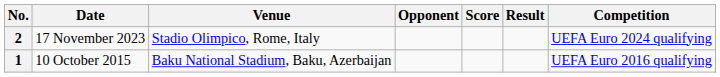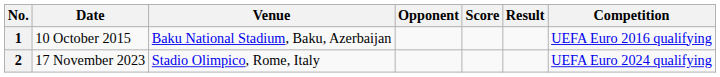rows swapped: (18, 60) <-> (18, 38)
